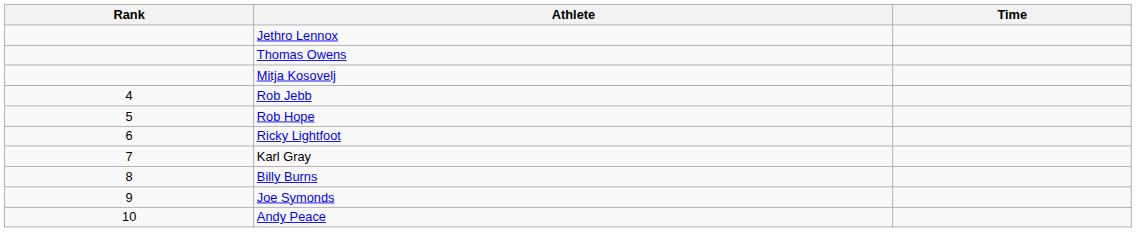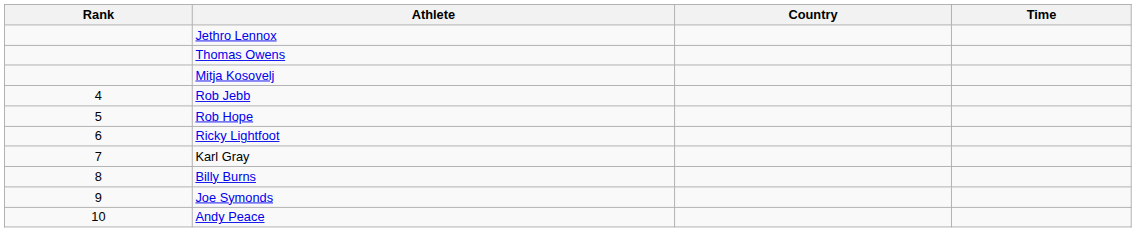+ column: (813, 15)
